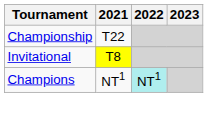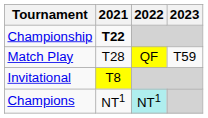(113, 36) normal -> (113, 36) bold
+ row: (40, 57)
